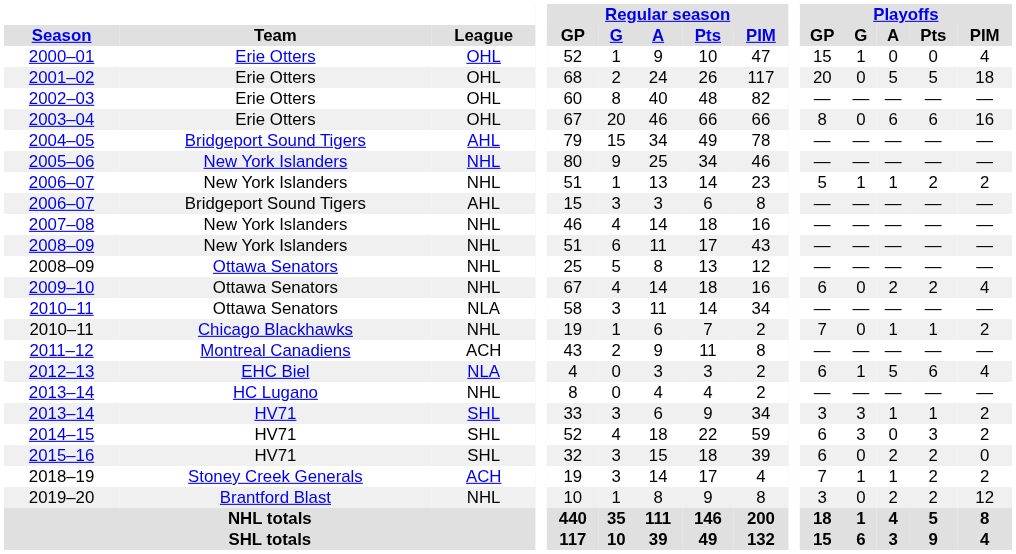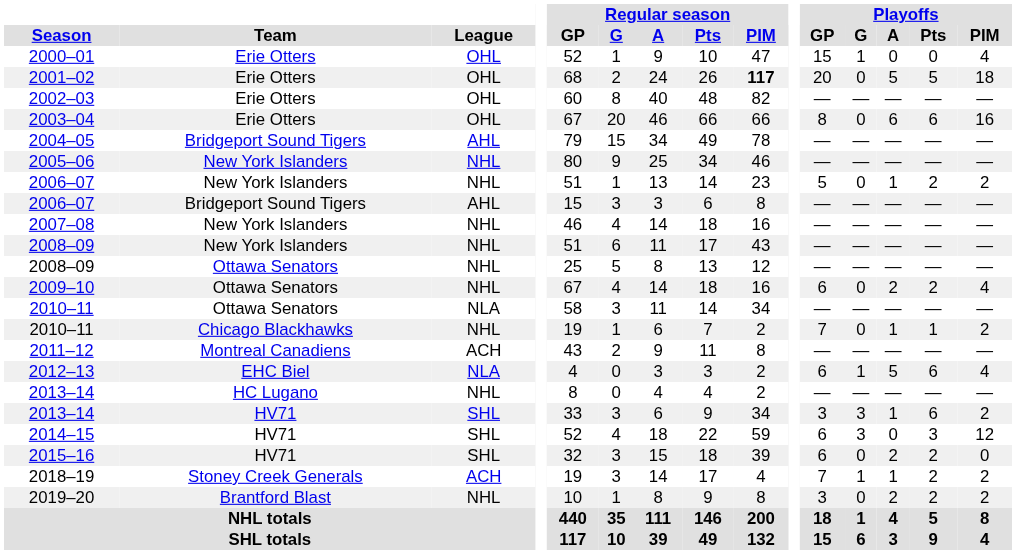(761, 77) normal -> (761, 77) bold
(861, 182) 1 -> (861, 182) 0
(933, 413) 1 -> (933, 413) 6
(985, 434) 2 -> (985, 434) 12
(985, 497) 12 -> (985, 497) 2
